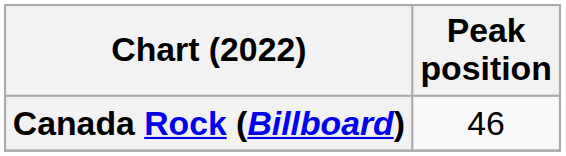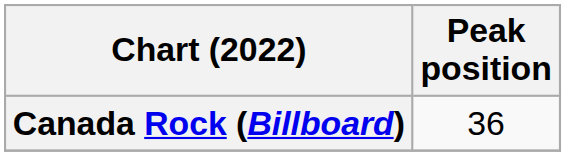(486, 122) 46 -> (486, 122) 36
